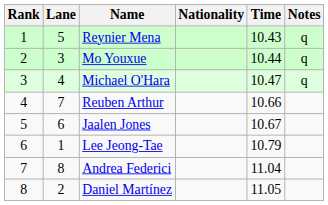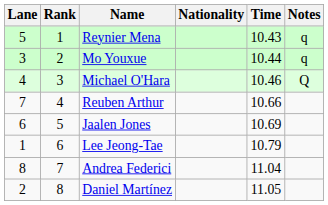columns swapped: (24, 15) <-> (61, 15)
(266, 80) 10.47 -> (266, 80) 10.46
(304, 80) q -> (304, 80) Q
(266, 124) 10.67 -> (266, 124) 10.69
